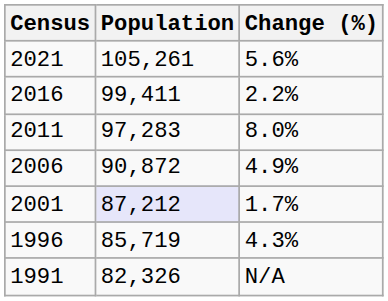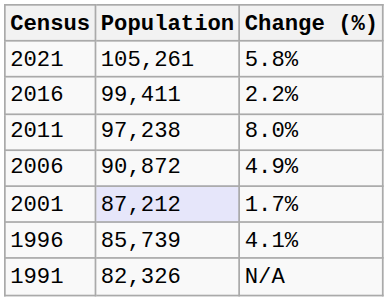(271, 59) 5.6% -> (271, 59) 5.8%
(141, 132) 97,283 -> (141, 132) 97,238
(141, 240) 85,719 -> (141, 240) 85,739
(271, 240) 4.3% -> (271, 240) 4.1%
